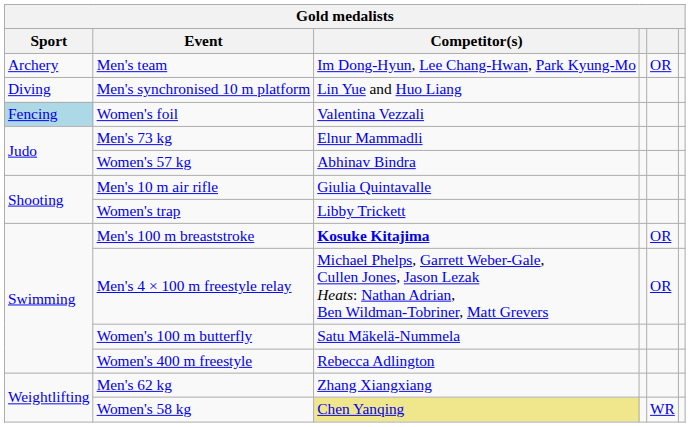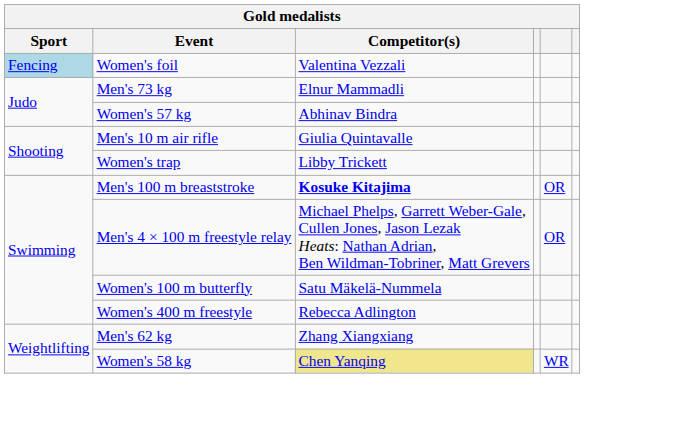- row: (132, 65)
- row: (203, 89)
